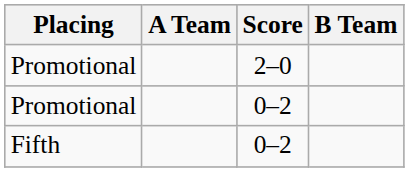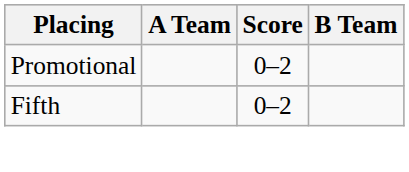- row: (74, 65)
